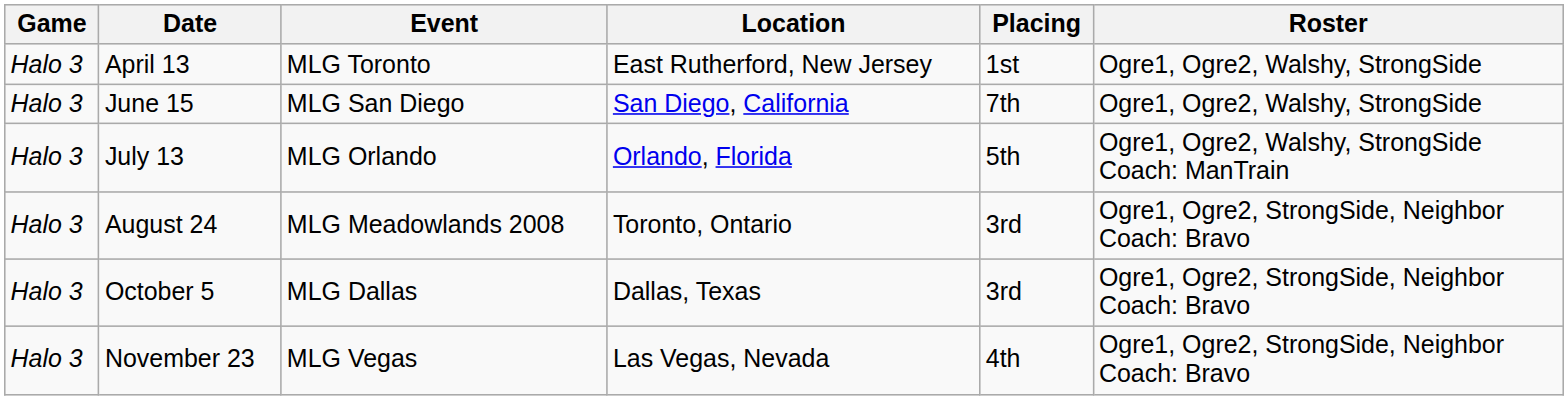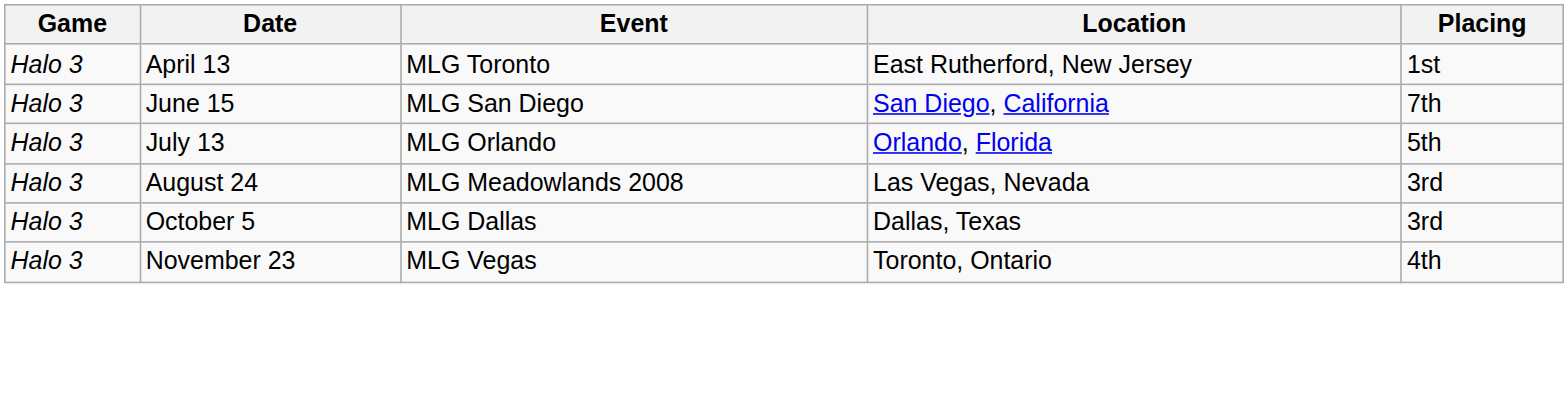- column: (1328, 24)
(702, 224) Toronto, Ontario -> (981, 182) Las Vegas, Nevada
(721, 360) Las Vegas, Nevada -> (963, 261) Toronto, Ontario
